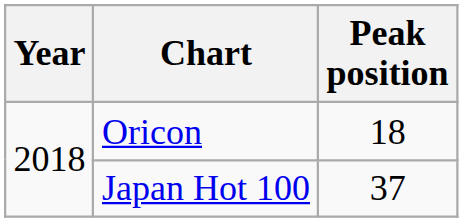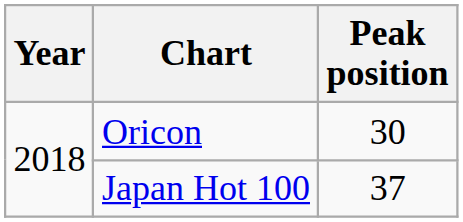(388, 130) 18 -> (388, 130) 30
